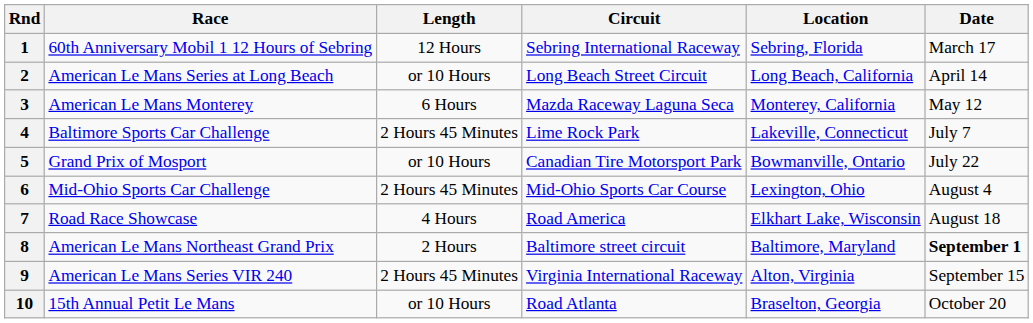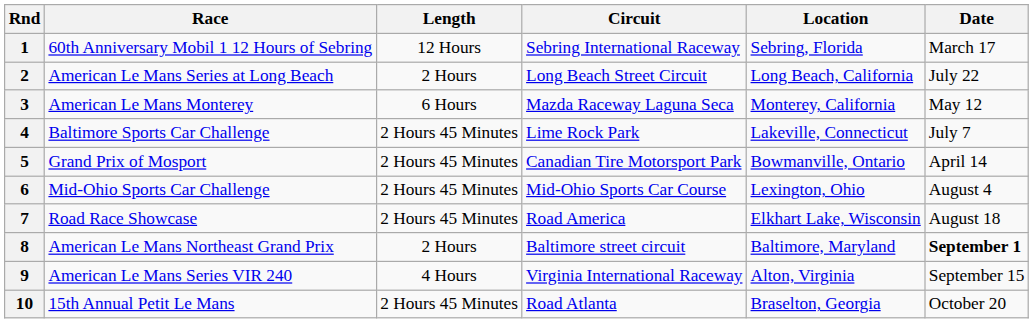(449, 76) or 10 Hours -> (449, 76) 2 Hours
(958, 76) April 14 -> (954, 76) July 22
(449, 161) or 10 Hours -> (449, 161) 2 Hours 45 Minutes
(954, 161) July 22 -> (958, 161) April 14
(449, 218) 4 Hours -> (449, 218) 2 Hours 45 Minutes
(449, 275) 2 Hours 45 Minutes -> (449, 275) 4 Hours
(449, 304) or 10 Hours -> (449, 304) 2 Hours 45 Minutes
